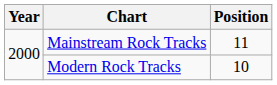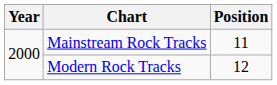(241, 67) 10 -> (241, 67) 12
